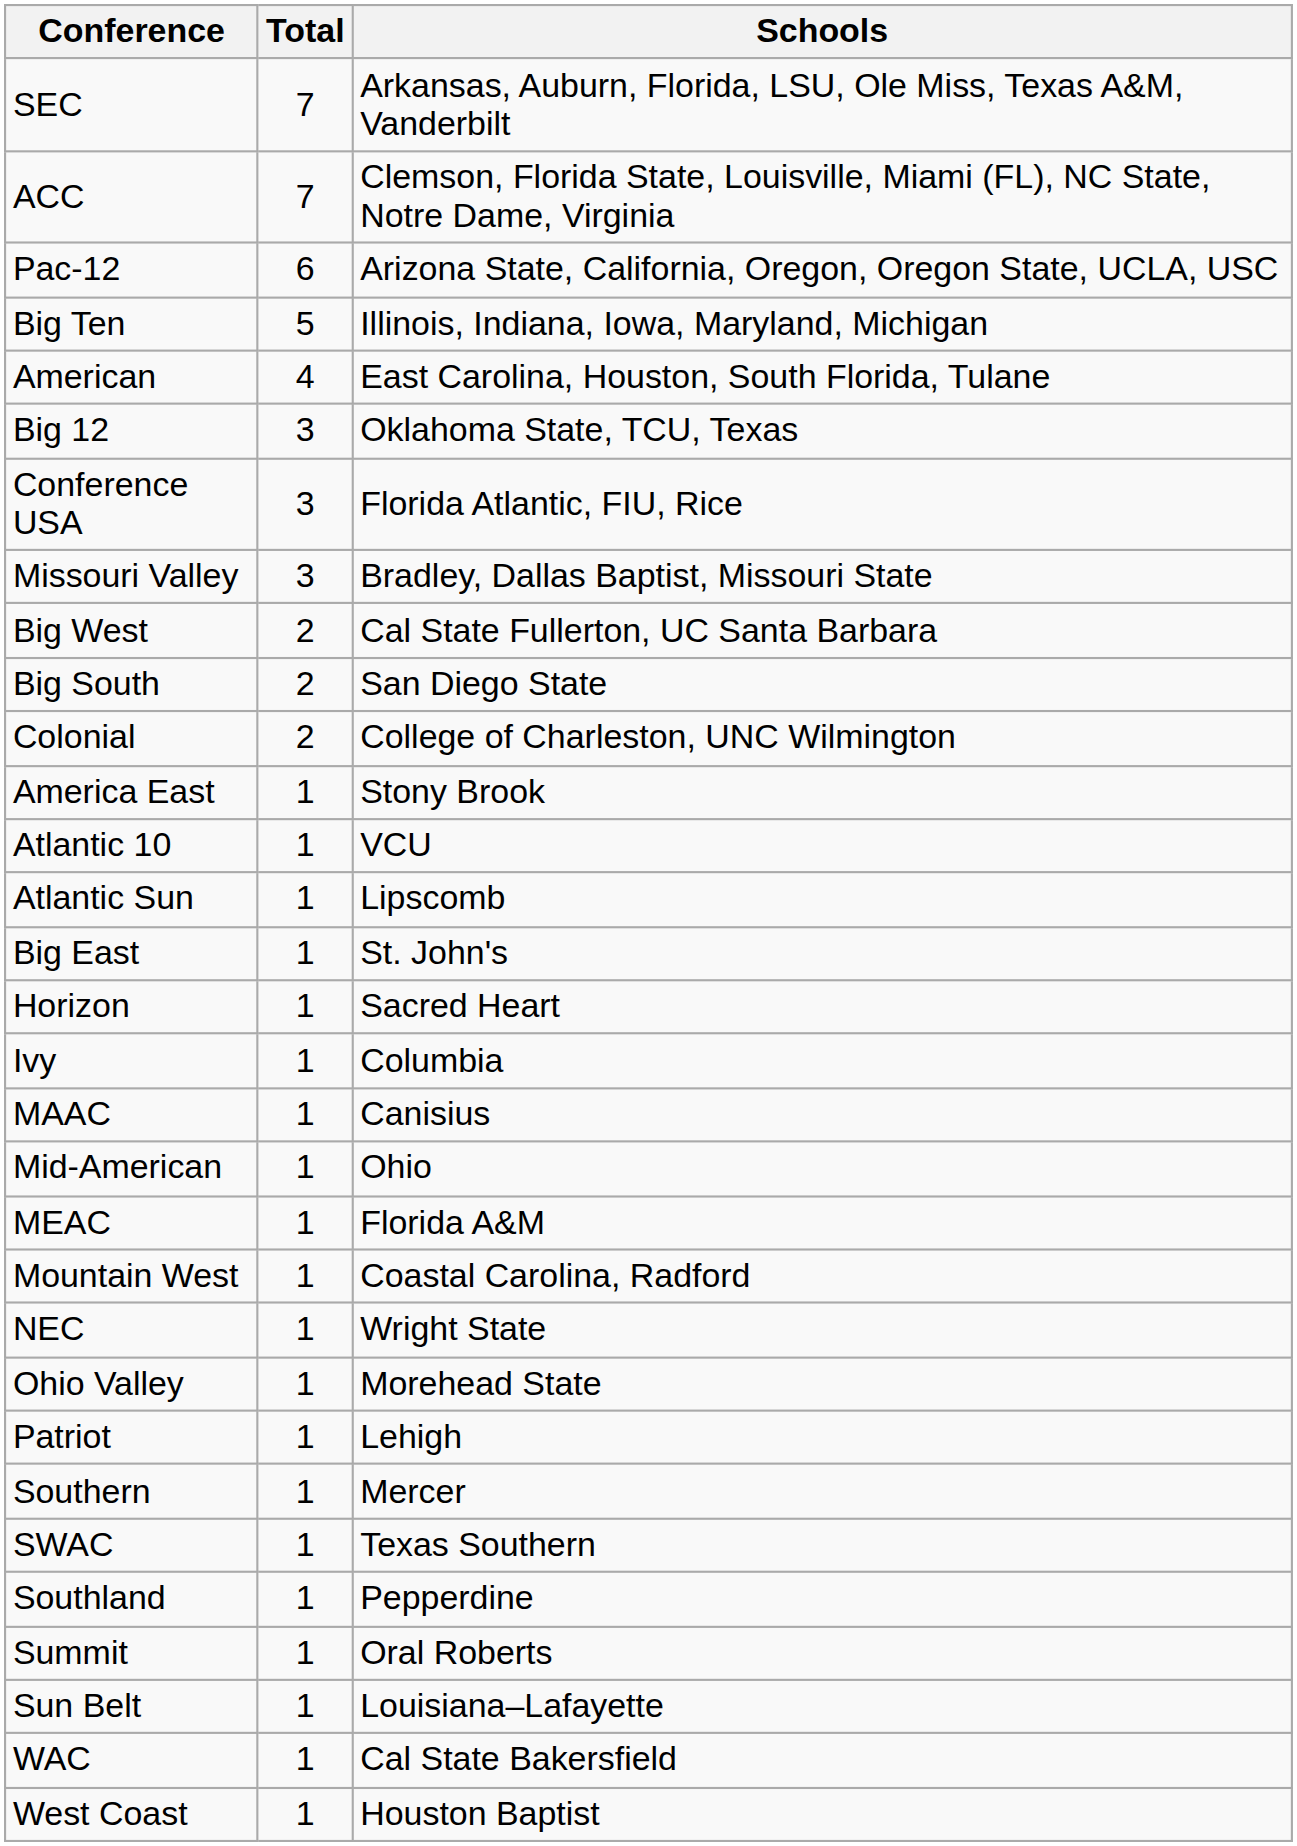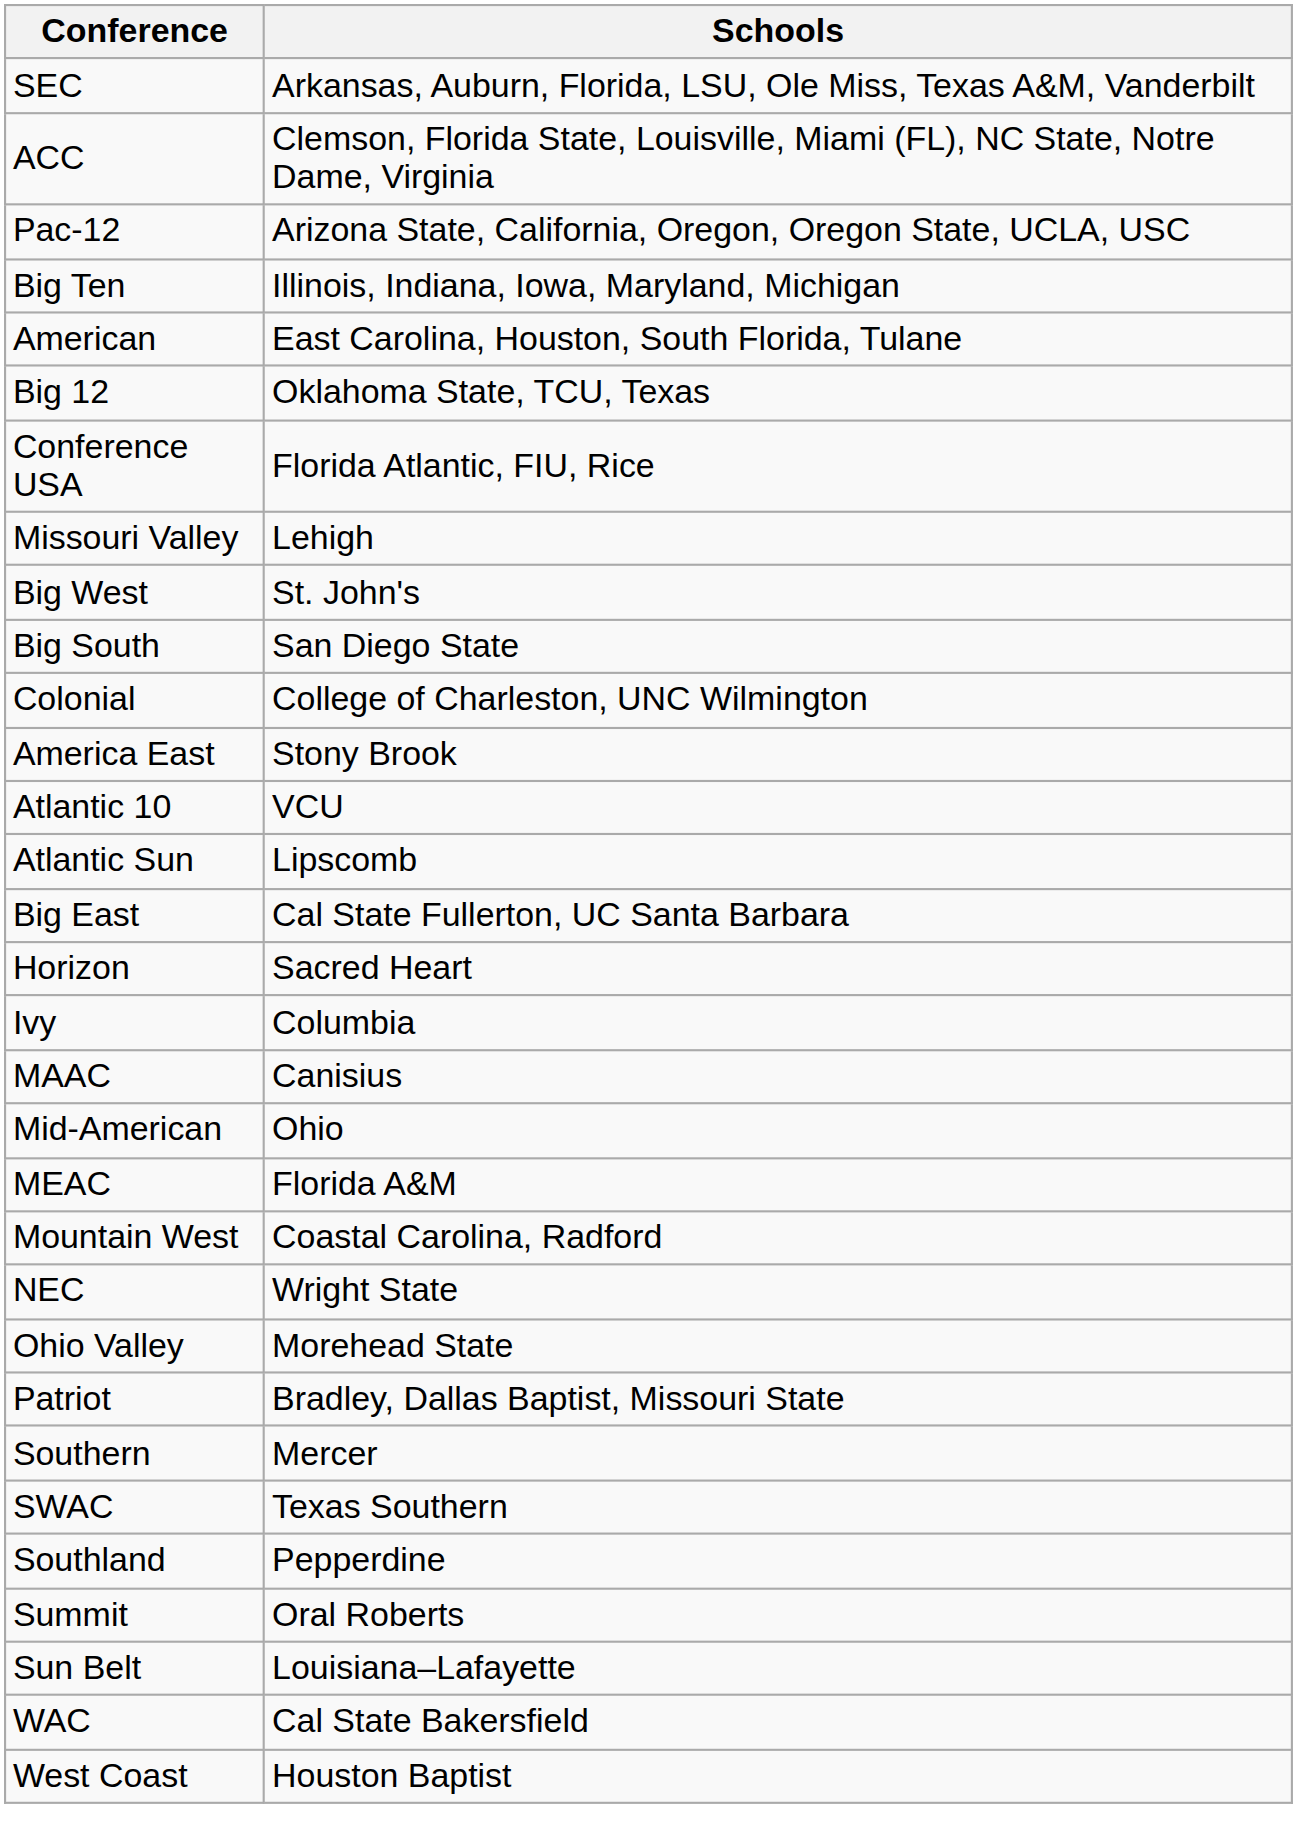- column: (305, 31)
(646, 576) Bradley, Dallas Baptist, Missouri State -> (323, 538) Lehigh
(649, 630) Cal State Fullerton, UC Santa Barbara -> (346, 591) St. John's
(434, 952) St. John's -> (561, 914) Cal State Fullerton, UC Santa Barbara
(411, 1436) Lehigh -> (558, 1398) Bradley, Dallas Baptist, Missouri State
